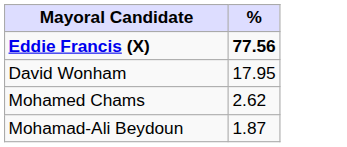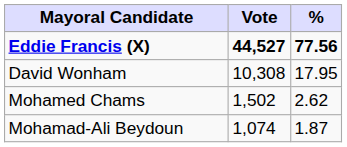+ column: (259, 18)
